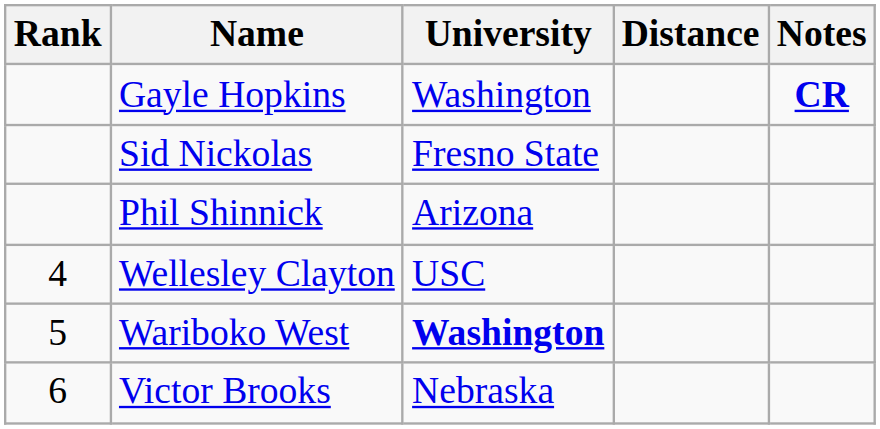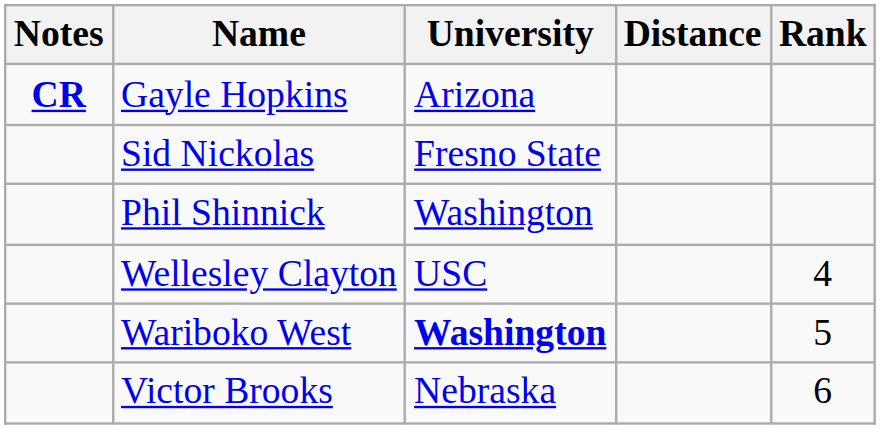columns swapped: (58, 34) <-> (822, 34)
(501, 93) Washington -> (475, 93) Arizona
(473, 213) Arizona -> (503, 213) Washington
